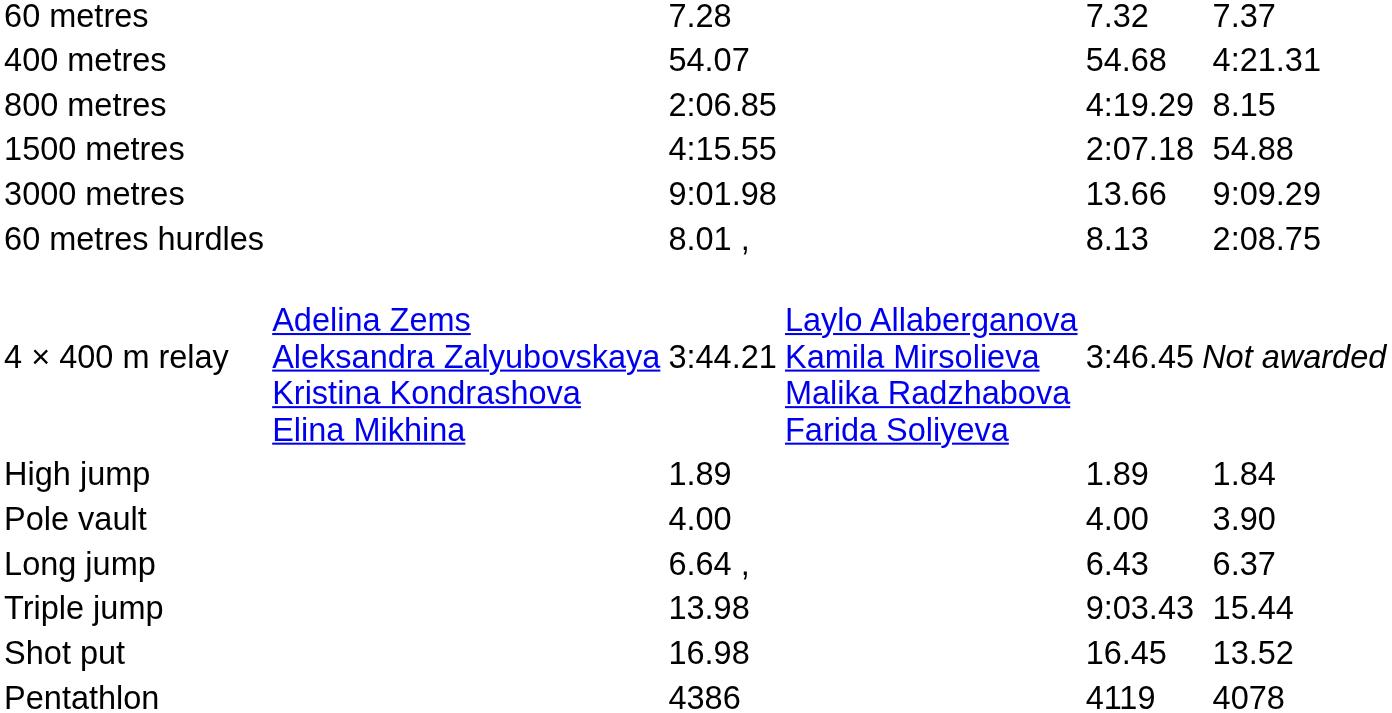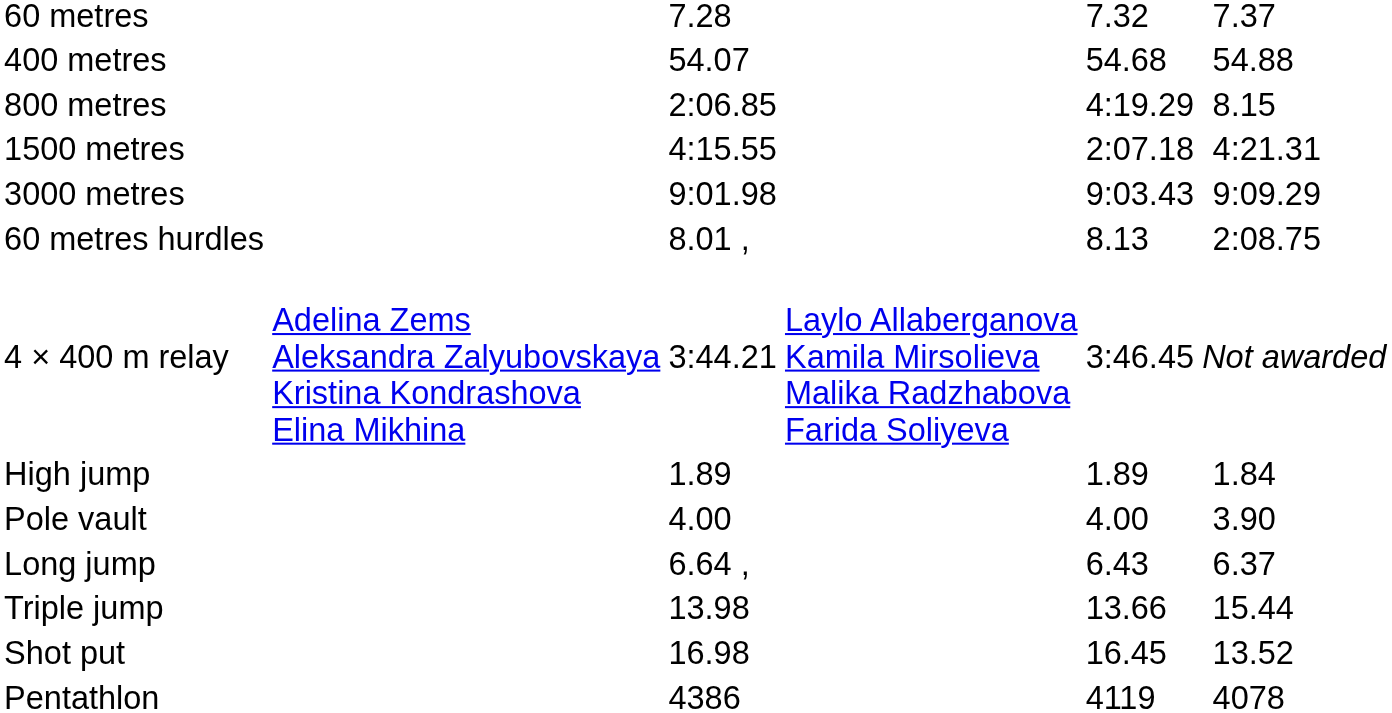(1267, 60) 4:21.31 -> (1253, 60) 54.88
(1253, 149) 54.88 -> (1267, 149) 4:21.31
(1126, 194) 13.66 -> (1140, 194) 9:03.43
(1140, 608) 9:03.43 -> (1126, 608) 13.66
